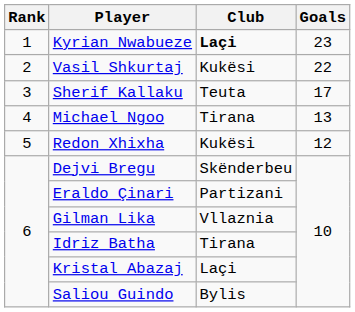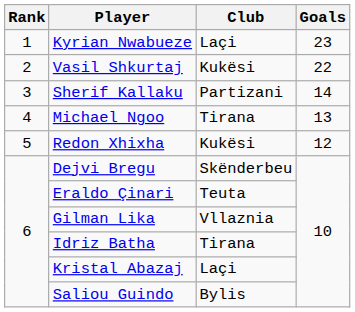(218, 42) bold -> (218, 42) normal
(223, 93) Teuta -> (241, 93) Partizani
(323, 93) 17 -> (323, 93) 14
(241, 194) Partizani -> (223, 194) Teuta
